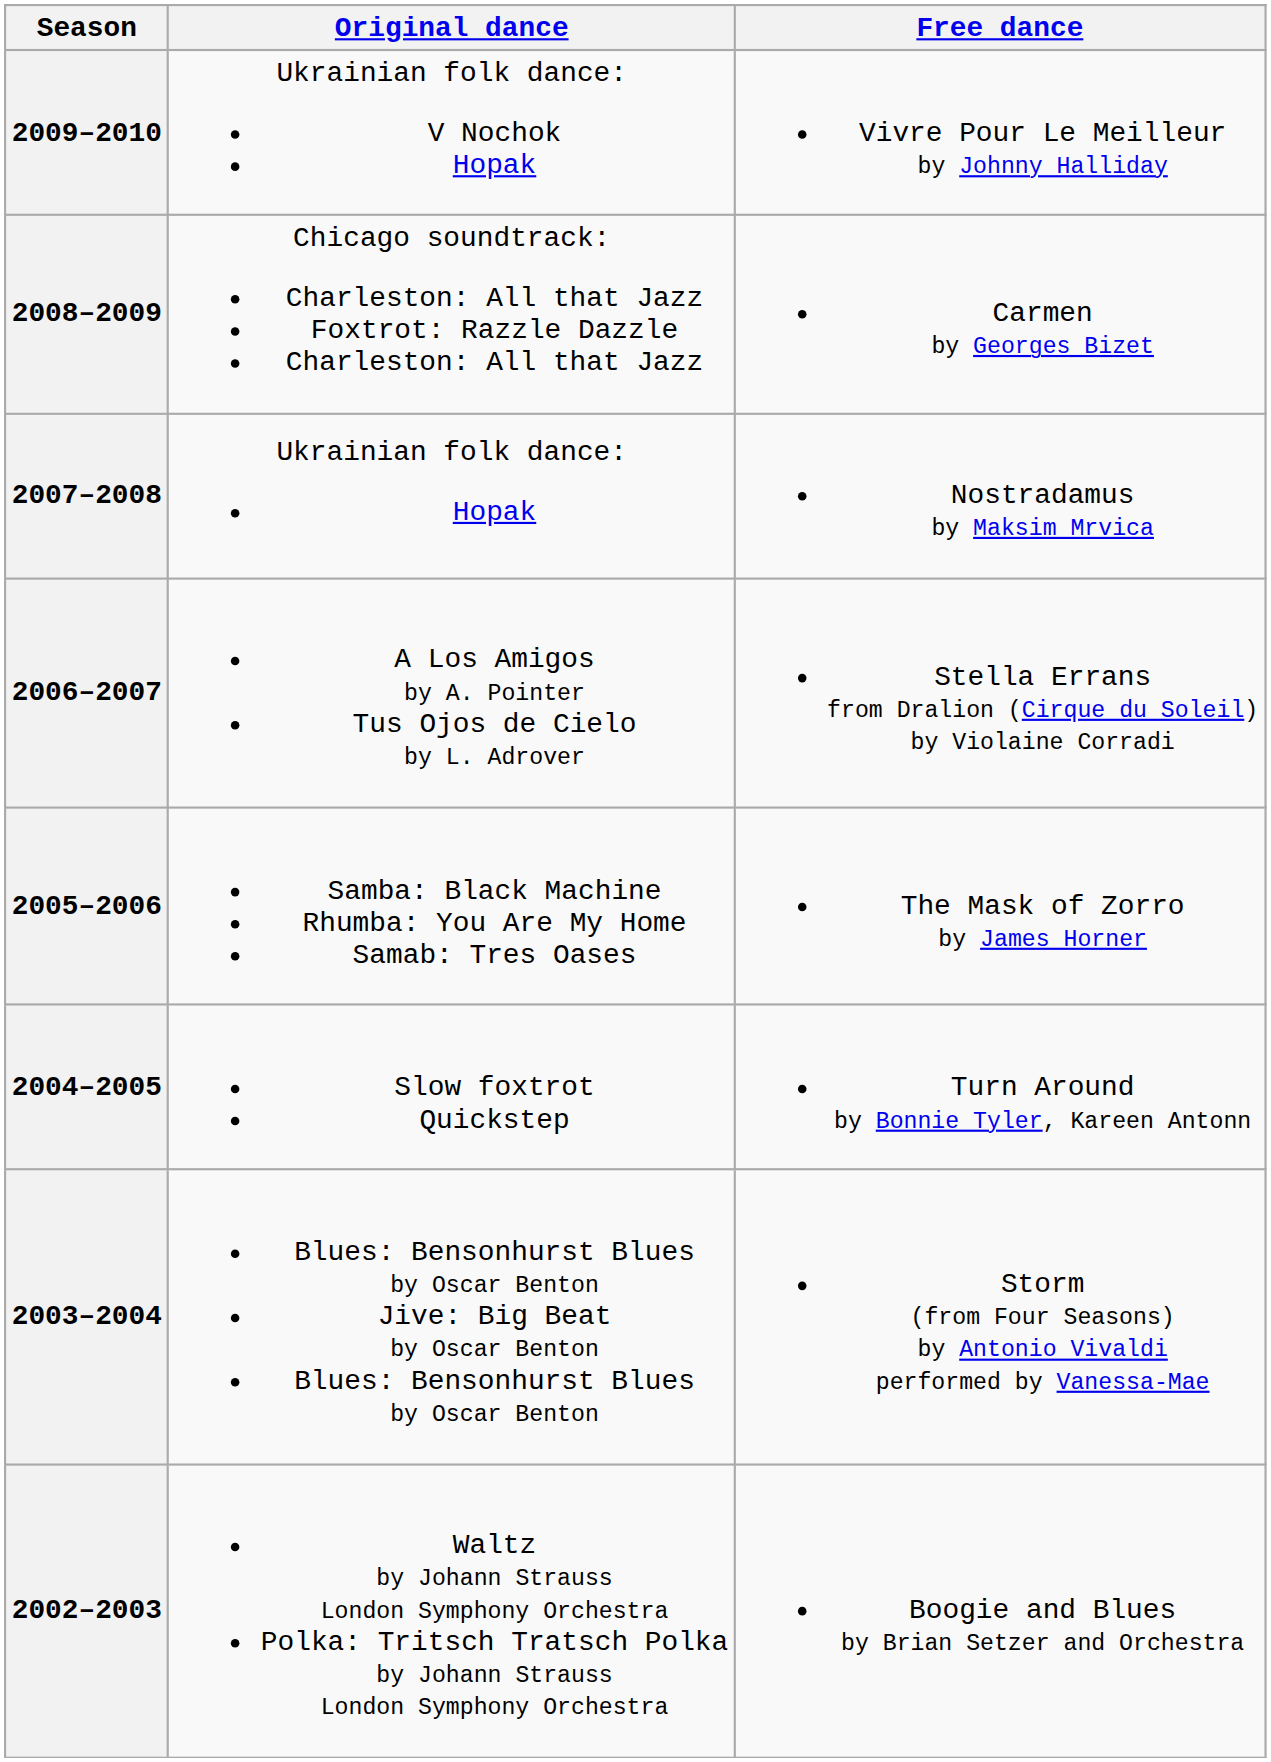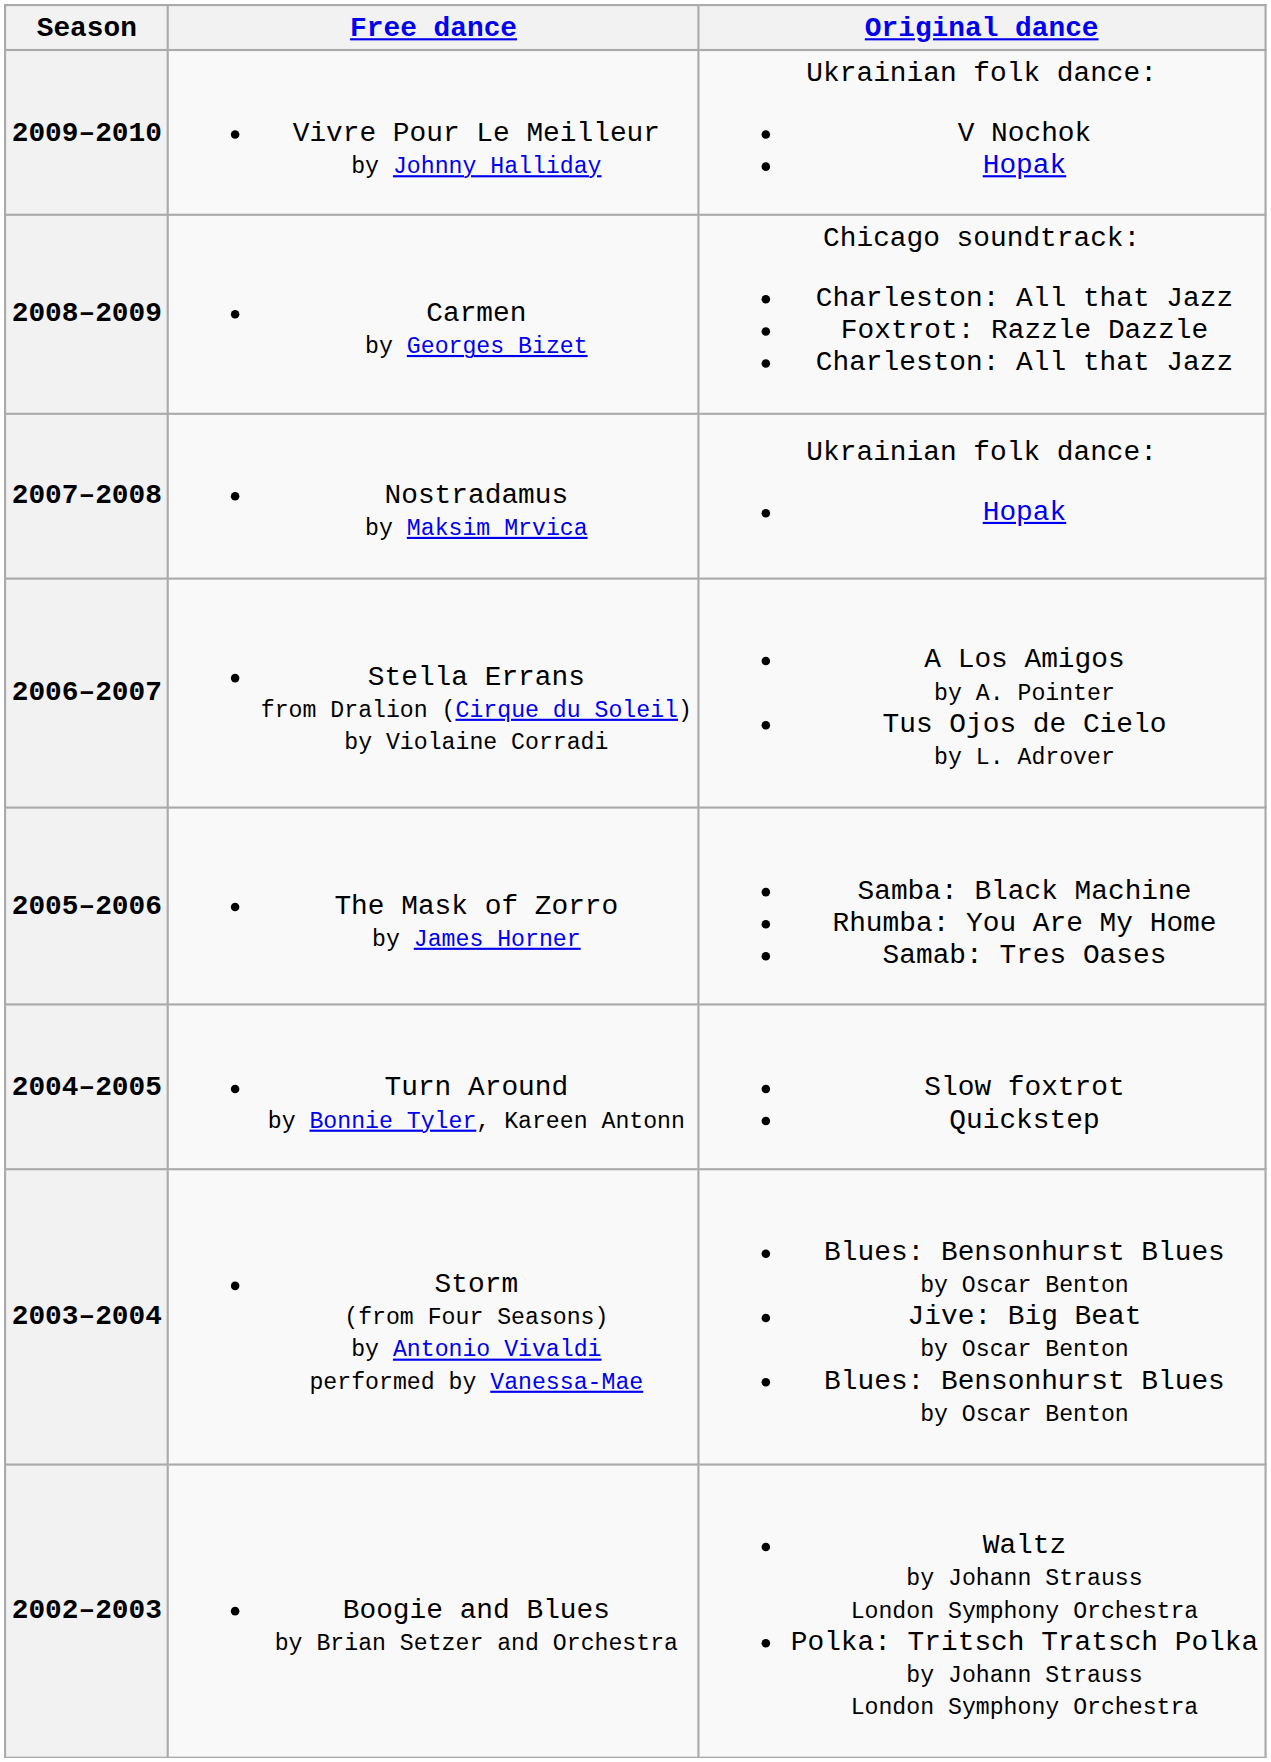columns swapped: (452, 28) <-> (1000, 28)
